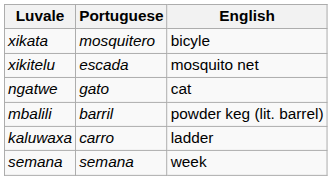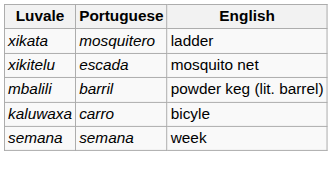(190, 41) bicyle -> (192, 41) ladder
- row: (33, 89)
(192, 138) ladder -> (190, 114) bicyle
